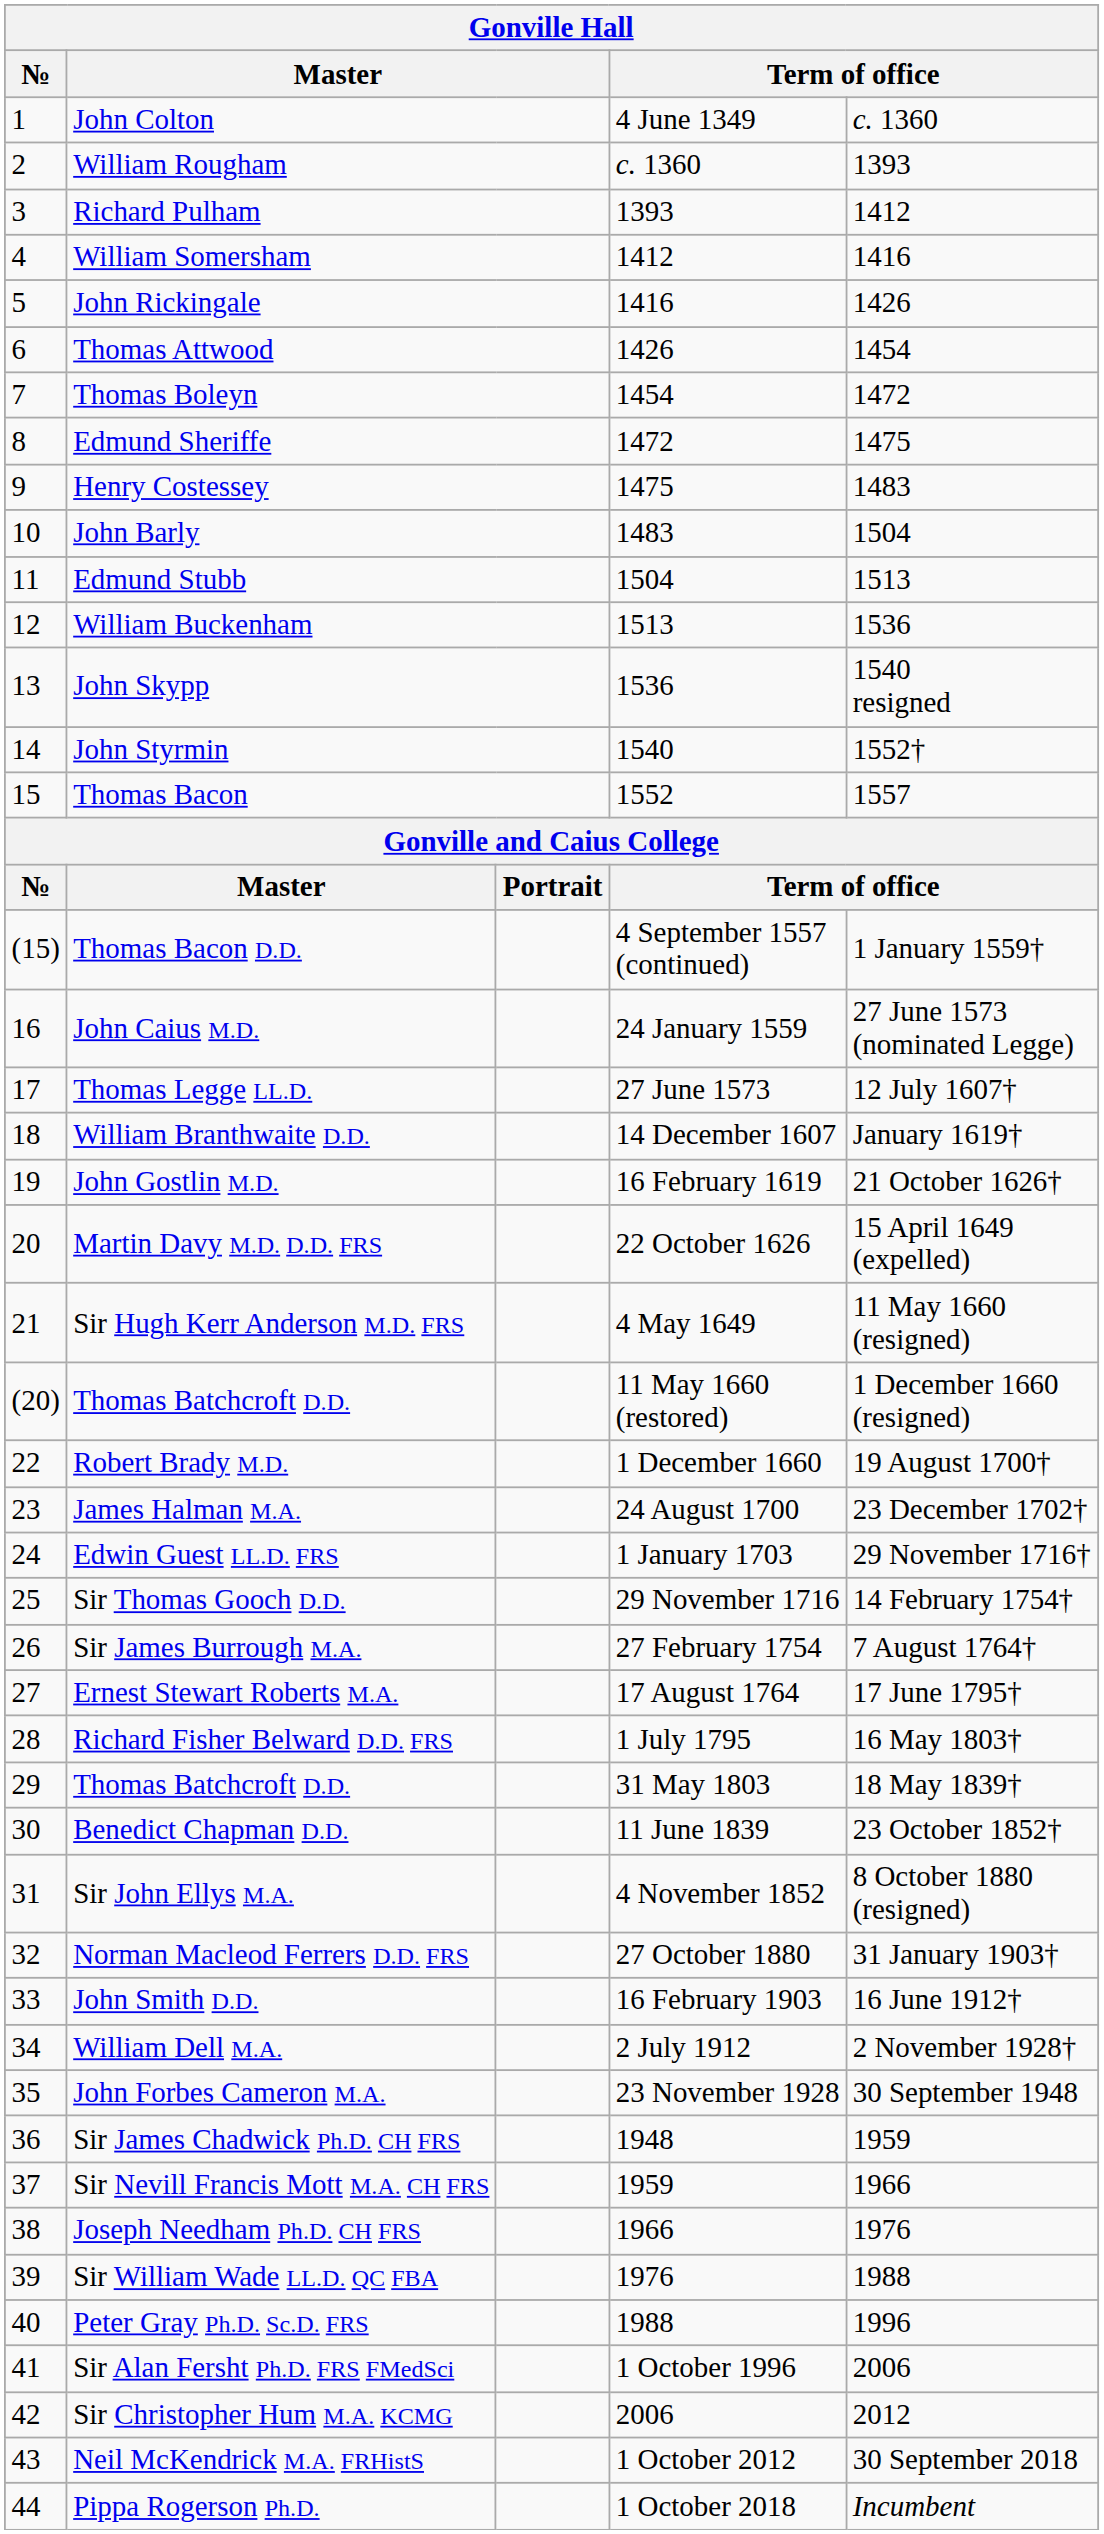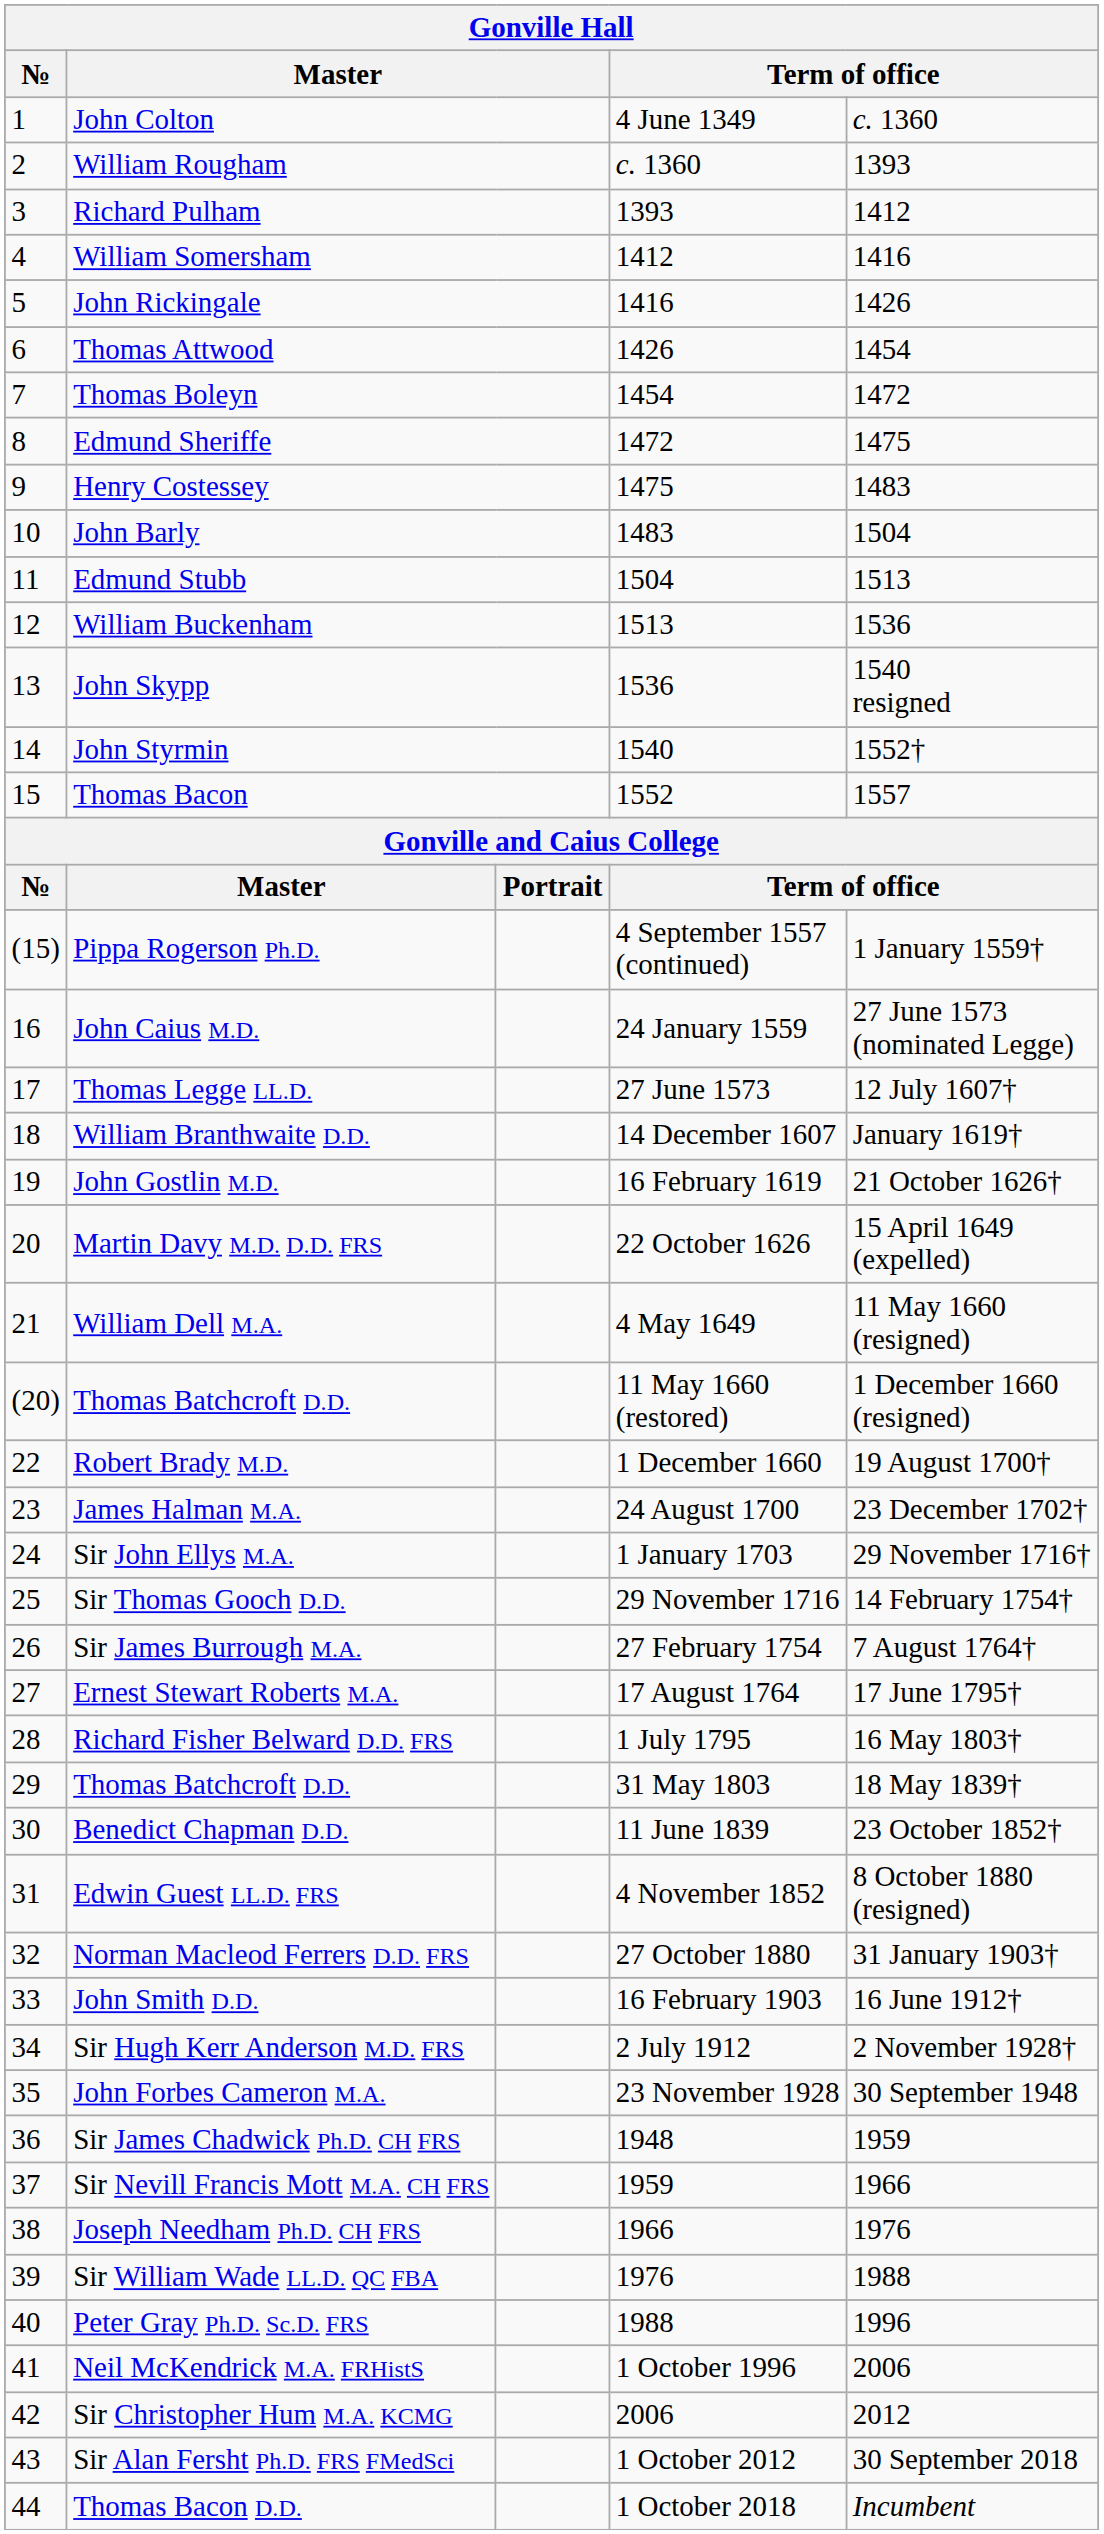(188, 948) Thomas Bacon D.D. -> (196, 948) Pippa Rogerson Ph.D.
(269, 1322) Sir Hugh Kerr Anderson M.D. FRS -> (178, 1322) William Dell M.A.
(206, 1554) Edwin Guest LL.D. FRS -> (184, 1554) Sir John Ellys M.A.
(184, 1892) Sir John Ellys M.A. -> (206, 1892) Edwin Guest LL.D. FRS
(178, 2046) William Dell M.A. -> (269, 2046) Sir Hugh Kerr Anderson M.D. FRS
(264, 2368) Sir Alan Fersht Ph.D. FRS FMedSci -> (249, 2368) Neil McKendrick M.A. FRHistS
(249, 2460) Neil McKendrick M.A. FRHistS -> (264, 2460) Sir Alan Fersht Ph.D. FRS FMedSci
(196, 2506) Pippa Rogerson Ph.D. -> (188, 2506) Thomas Bacon D.D.
